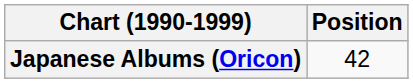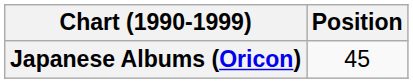(357, 59) 42 -> (357, 59) 45
